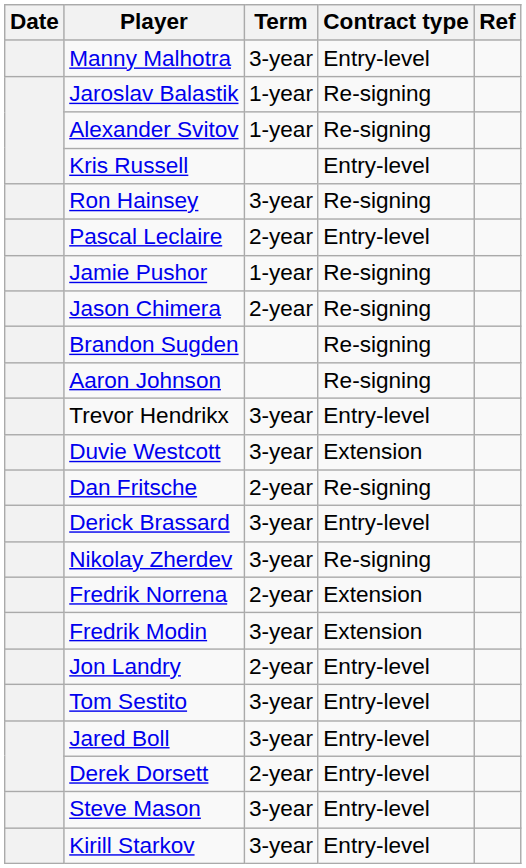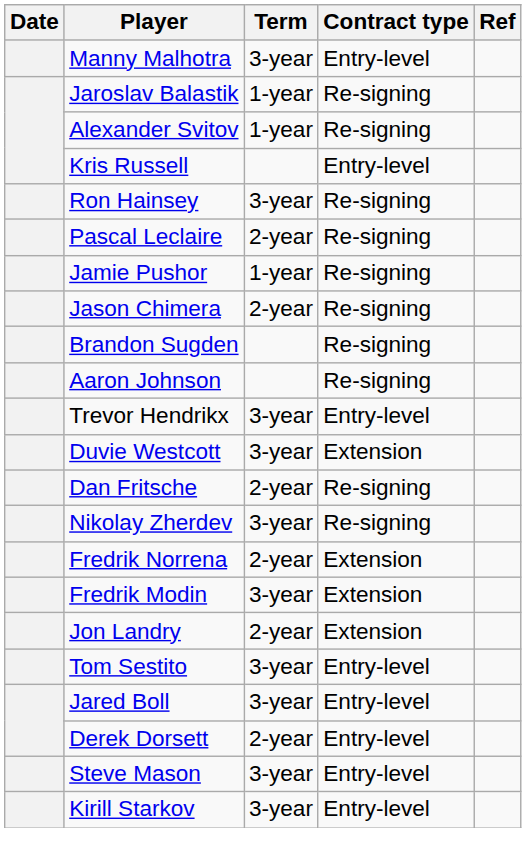(377, 237) Entry-level -> (377, 237) Re-signing
- row: (149, 523)
(377, 666) Entry-level -> (373, 630) Extension
